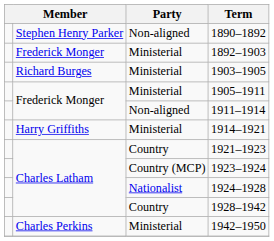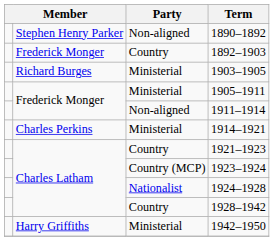(156, 52) Ministerial -> (149, 52) Country
(52, 129) Harry Griffiths -> (54, 129) Charles Perkins
(54, 226) Charles Perkins -> (52, 226) Harry Griffiths
